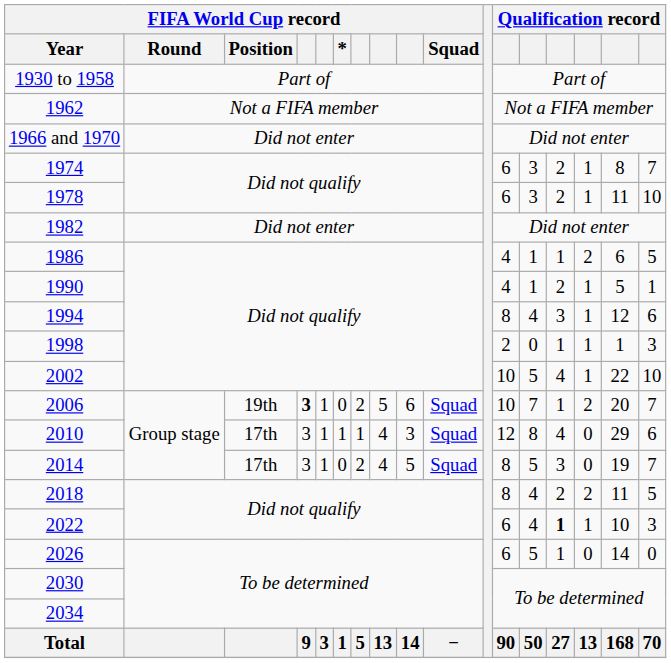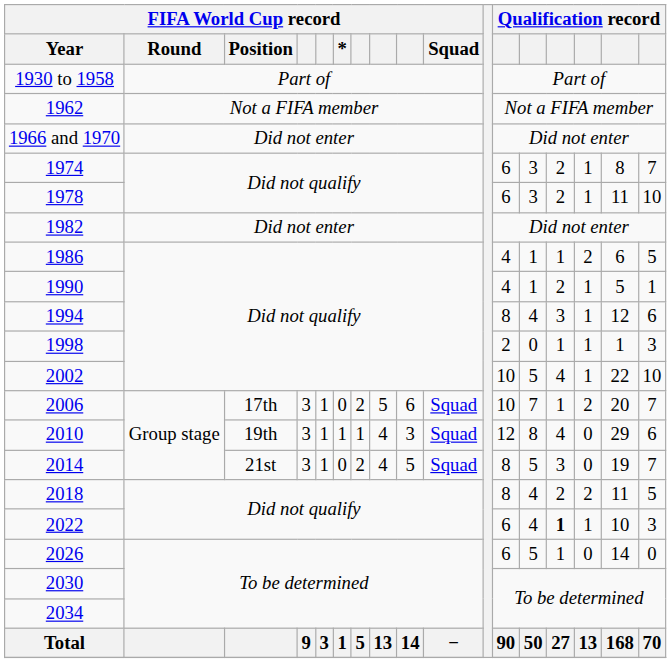(261, 405) 19th -> (261, 405) 17th
(306, 405) bold -> (306, 405) normal
(261, 434) 17th -> (261, 434) 19th
(261, 464) 17th -> (261, 464) 21st
